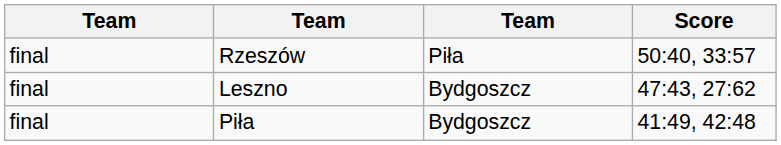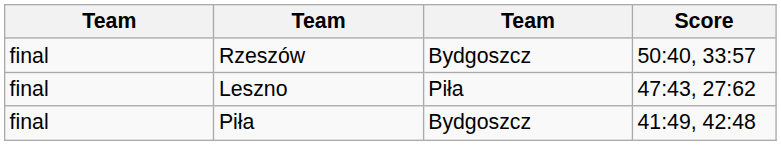(446, 55) Piła -> (480, 55) Bydgoszcz
(480, 88) Bydgoszcz -> (446, 88) Piła
